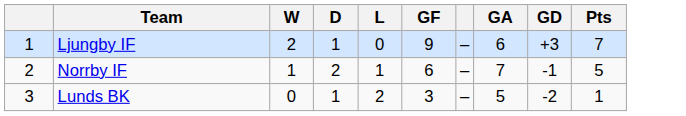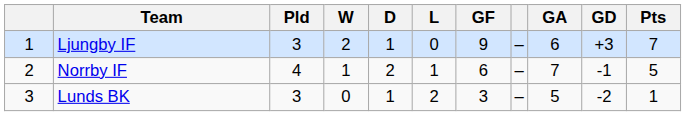+ column: (297, 17)
